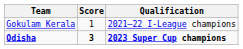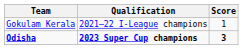columns swapped: (172, 11) <-> (92, 11)
